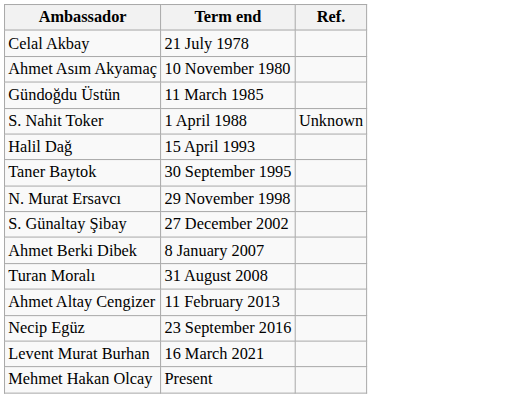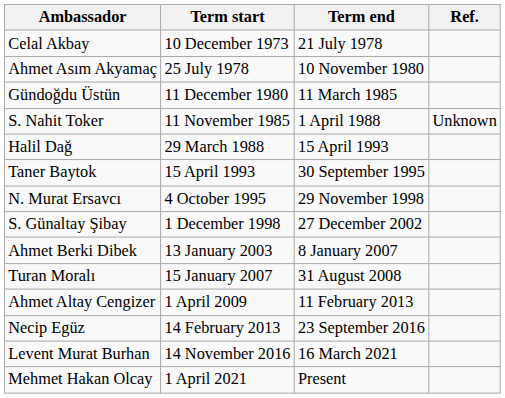+ column: (227, 17)
